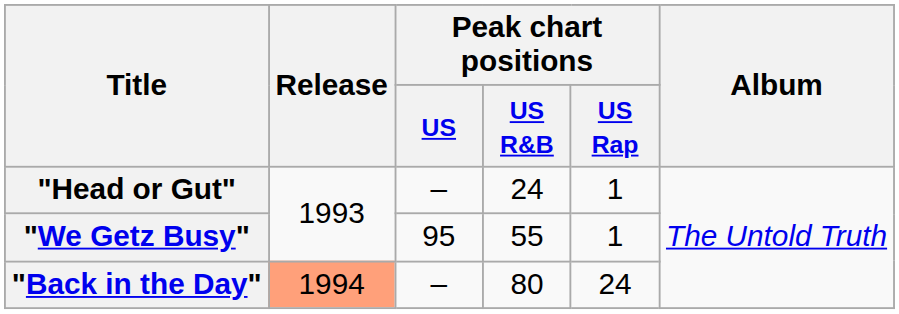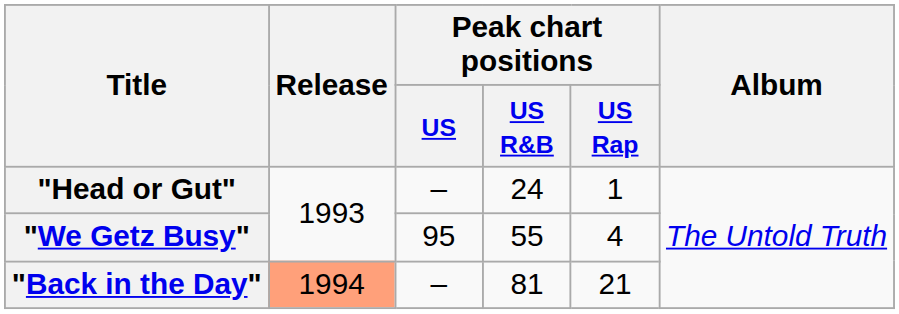(615, 236) 1 -> (615, 236) 4
(527, 283) 80 -> (527, 283) 81
(615, 283) 24 -> (615, 283) 21
